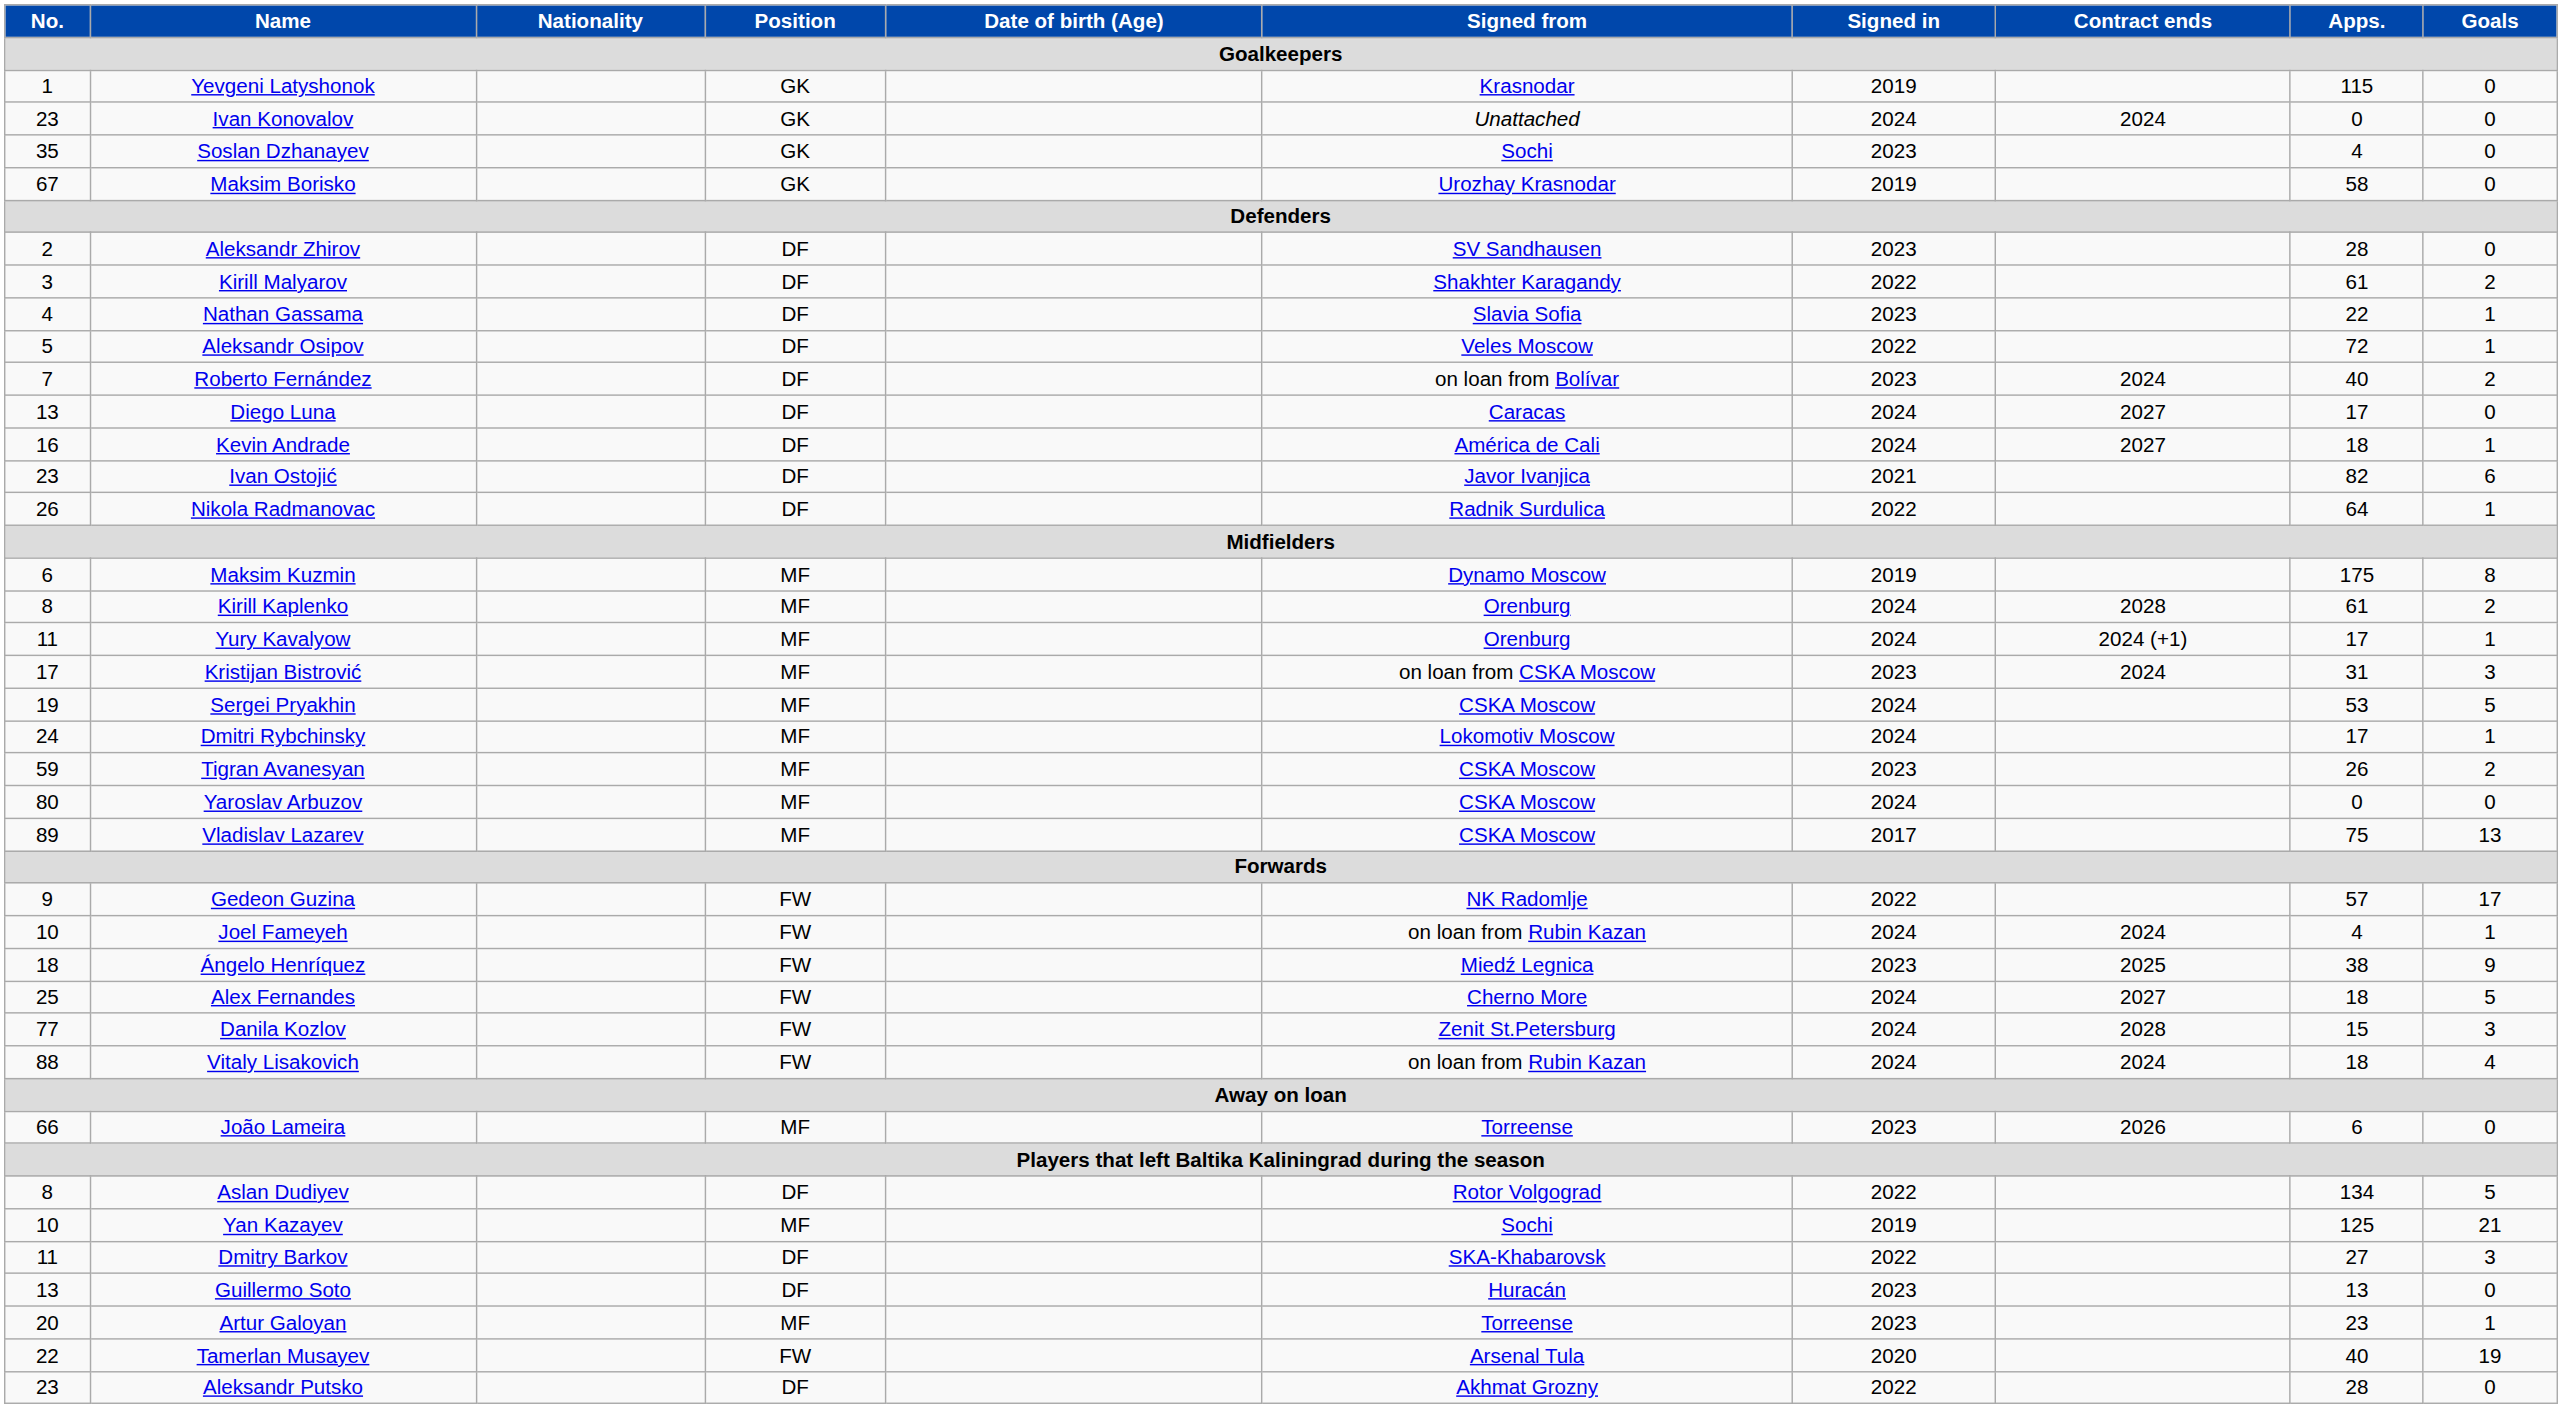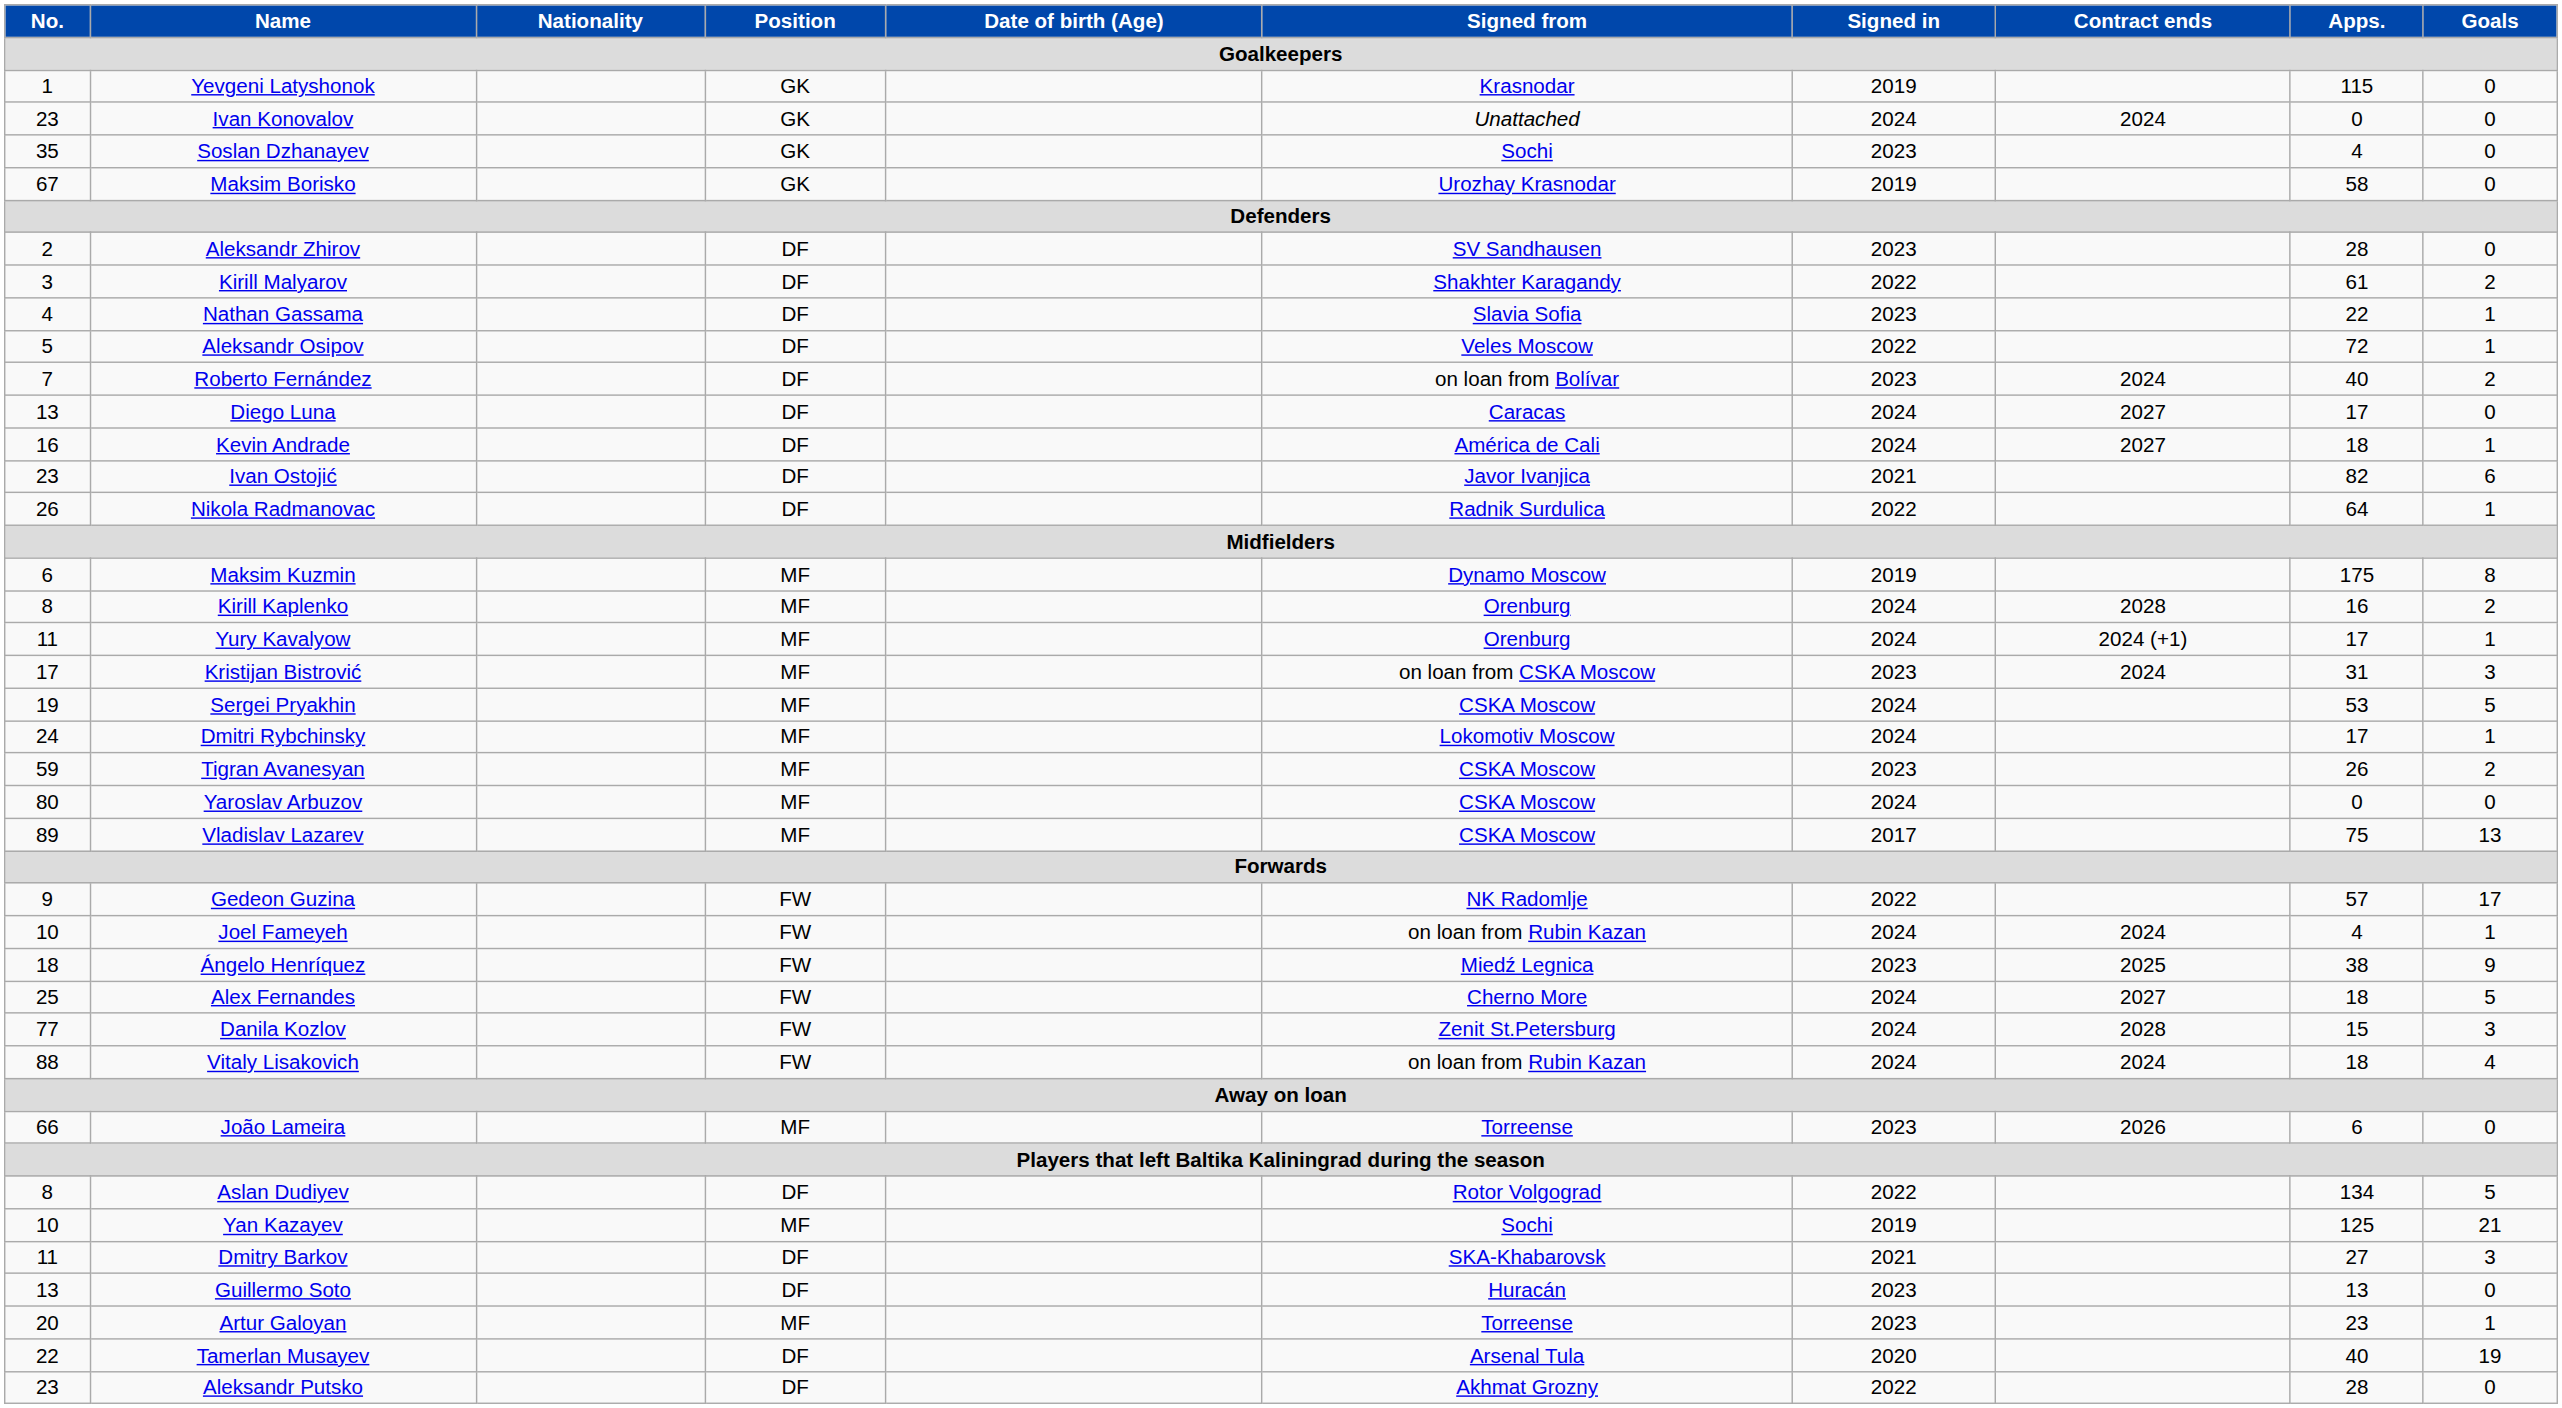(2357, 607) 61 -> (2357, 607) 16
(1894, 1258) 2022 -> (1894, 1258) 2021
(795, 1355) FW -> (795, 1355) DF
